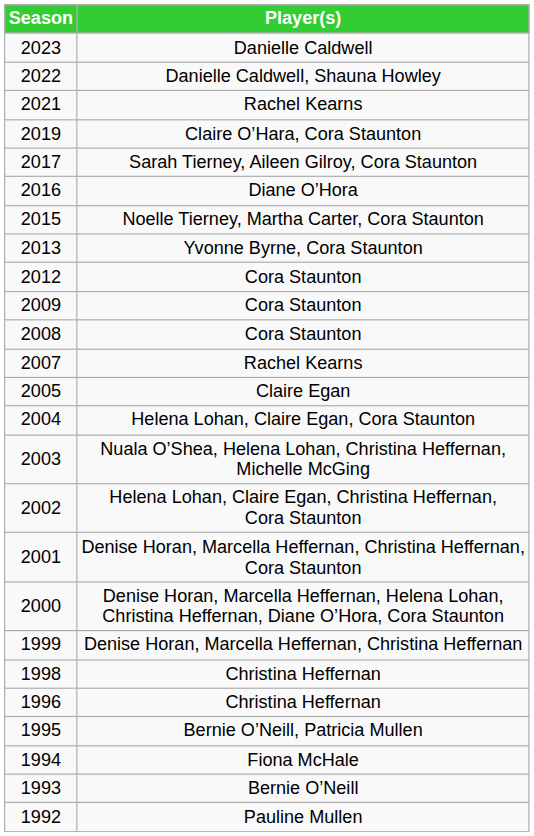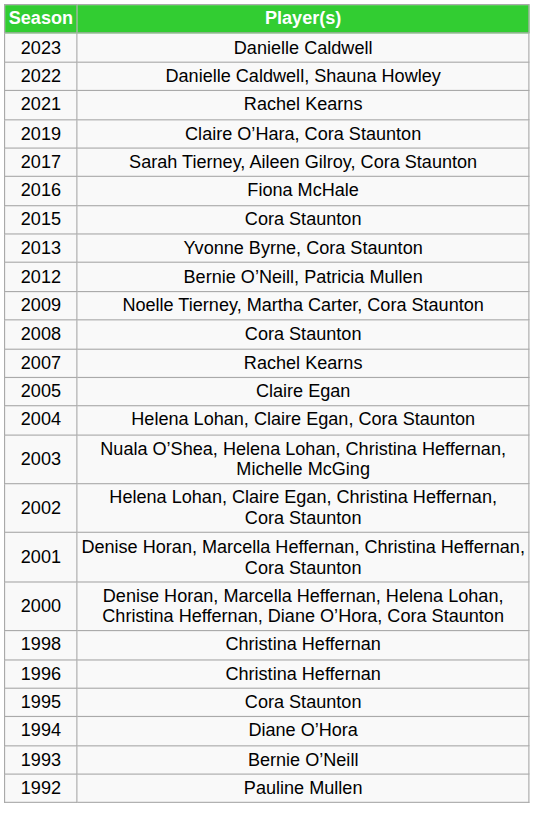(303, 190) Diane O’Hora -> (303, 190) Fiona McHale
(303, 219) Noelle Tierney, Martha Carter, Cora Staunton -> (303, 219) Cora Staunton
(303, 276) Cora Staunton -> (303, 276) Bernie O’Neill, Patricia Mullen
(303, 305) Cora Staunton -> (303, 305) Noelle Tierney, Martha Carter, Cora Staunton
- row: (41, 644)
(303, 731) Bernie O’Neill, Patricia Mullen -> (303, 702) Cora Staunton
(303, 759) Fiona McHale -> (303, 731) Diane O’Hora
